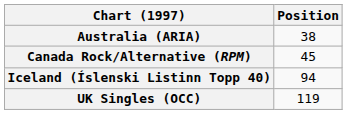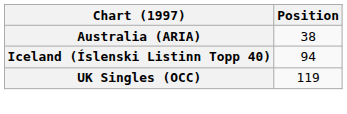- row: (139, 57)
